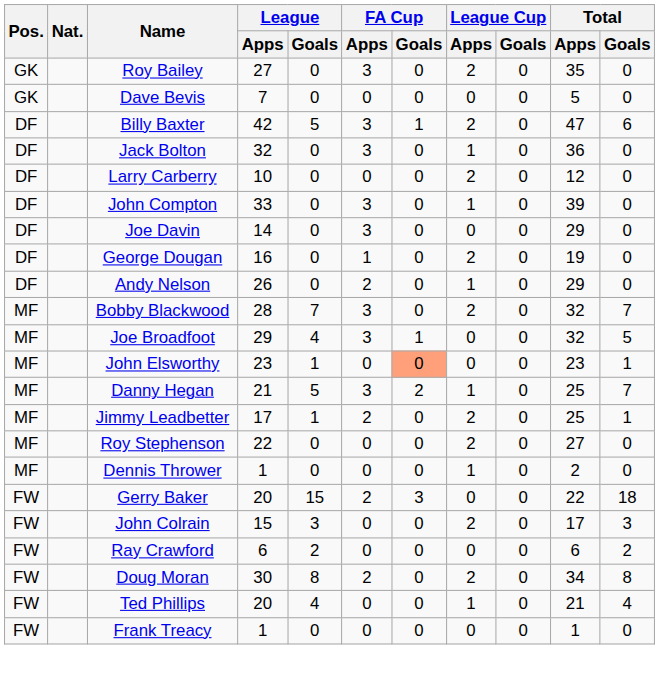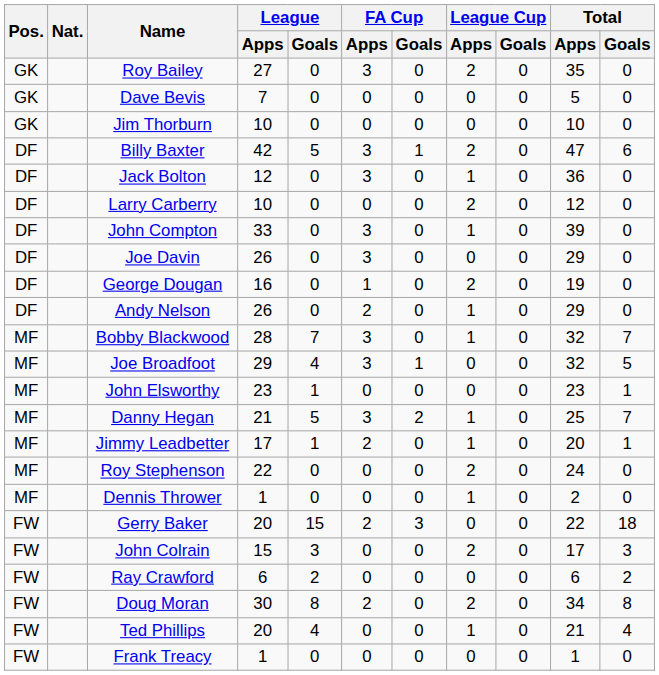+ row: (163, 124)
(263, 151) 32 -> (263, 177) 12
(263, 230) 14 -> (263, 257) 26
(471, 310) 2 -> (471, 337) 1
(419, 364) lightsalmon background -> (419, 390) no background
(471, 417) 2 -> (471, 444) 1
(575, 417) 25 -> (575, 444) 20
(575, 444) 27 -> (575, 470) 24
